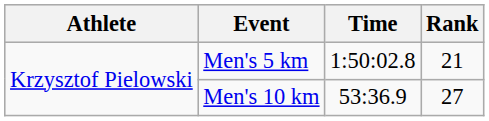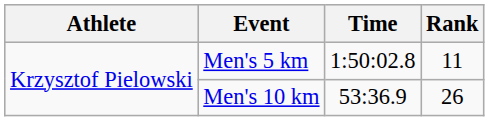(452, 60) 21 -> (452, 60) 11
(452, 97) 27 -> (452, 97) 26
